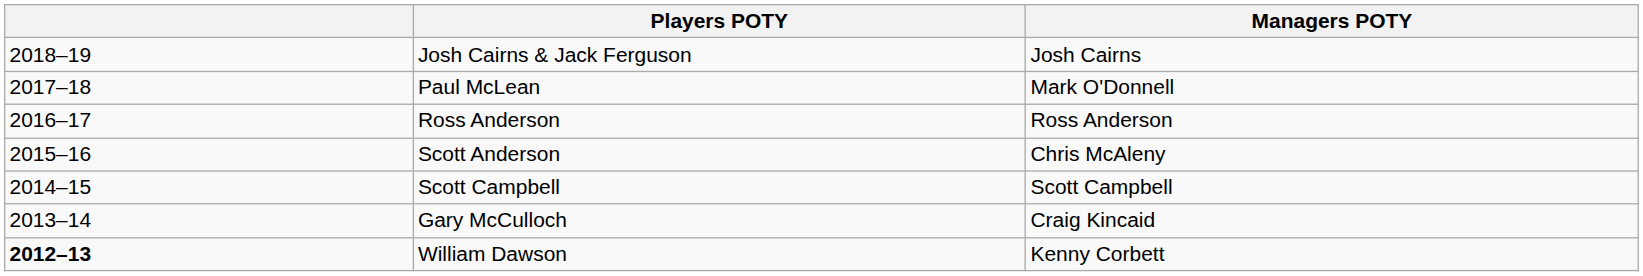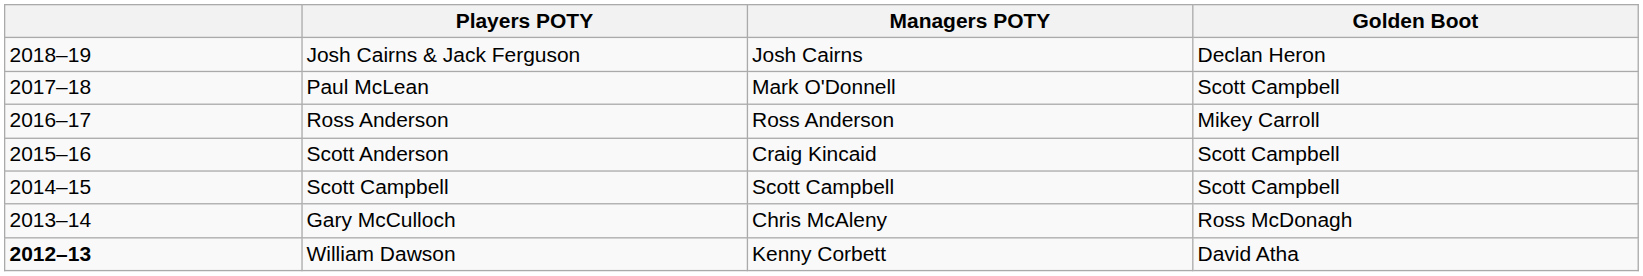+ column: (1415, 21)
(1098, 154) Chris McAleny -> (814, 154) Craig Kincaid
(1093, 220) Craig Kincaid -> (820, 220) Chris McAleny
